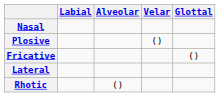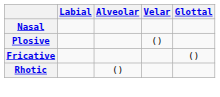- row: (31, 70)
